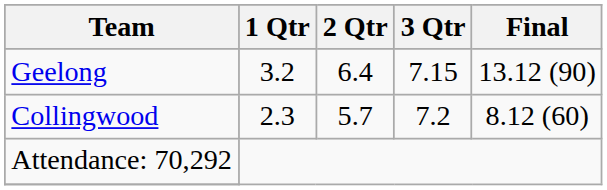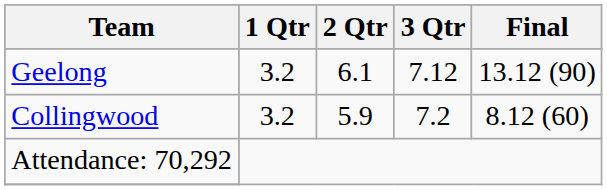(355, 71) 6.4 -> (355, 71) 6.1
(433, 71) 7.15 -> (433, 71) 7.12
(277, 116) 2.3 -> (277, 116) 3.2
(355, 116) 5.7 -> (355, 116) 5.9
